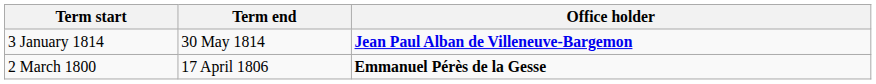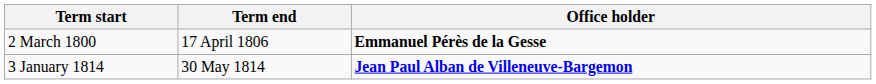rows swapped: (52, 66) <-> (56, 41)
